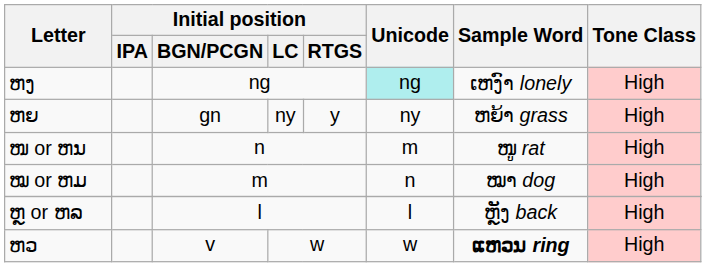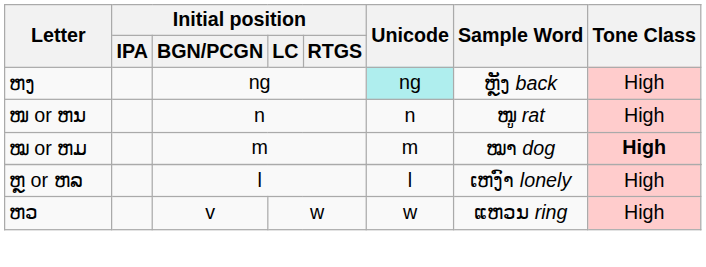(521, 83) ເຫງົາ lonely -> (521, 83) ຫຼັງ back
- row: (24, 116)
(410, 148) m -> (410, 115) n
(410, 180) n -> (410, 148) m
(644, 180) normal -> (644, 148) bold
(521, 213) ຫຼັງ back -> (521, 181) ເຫງົາ lonely
(521, 245) bold -> (521, 213) normal
